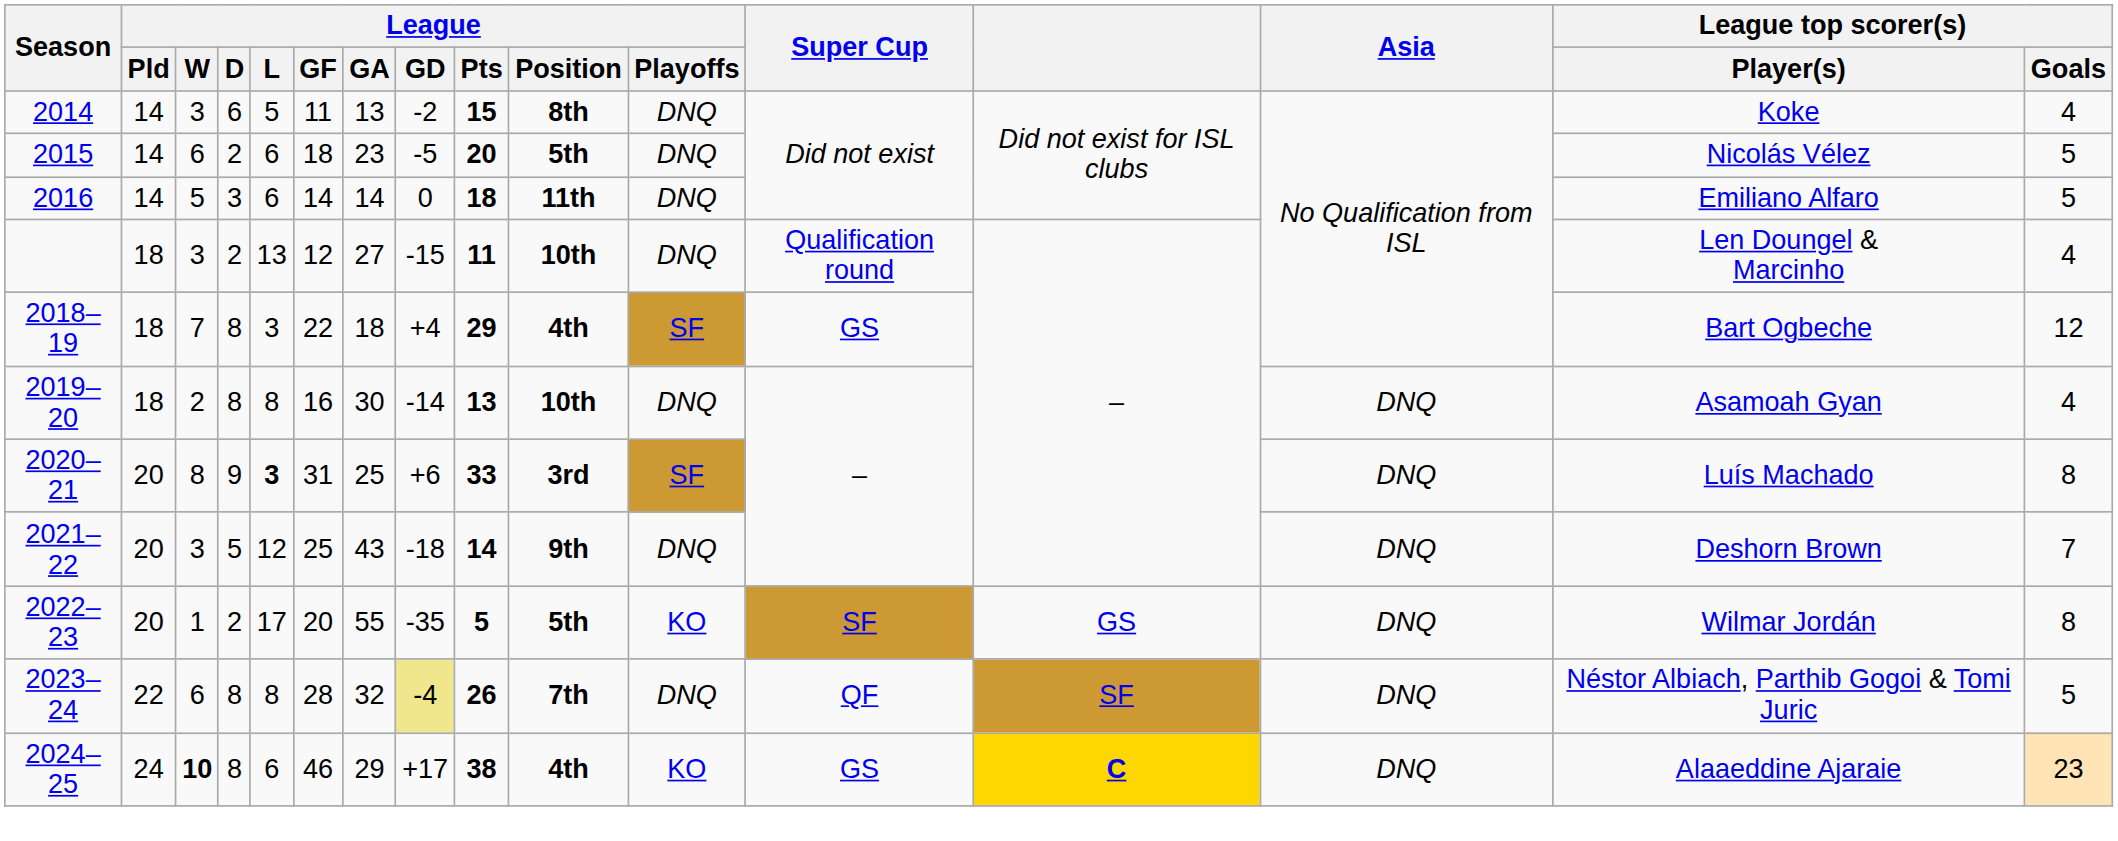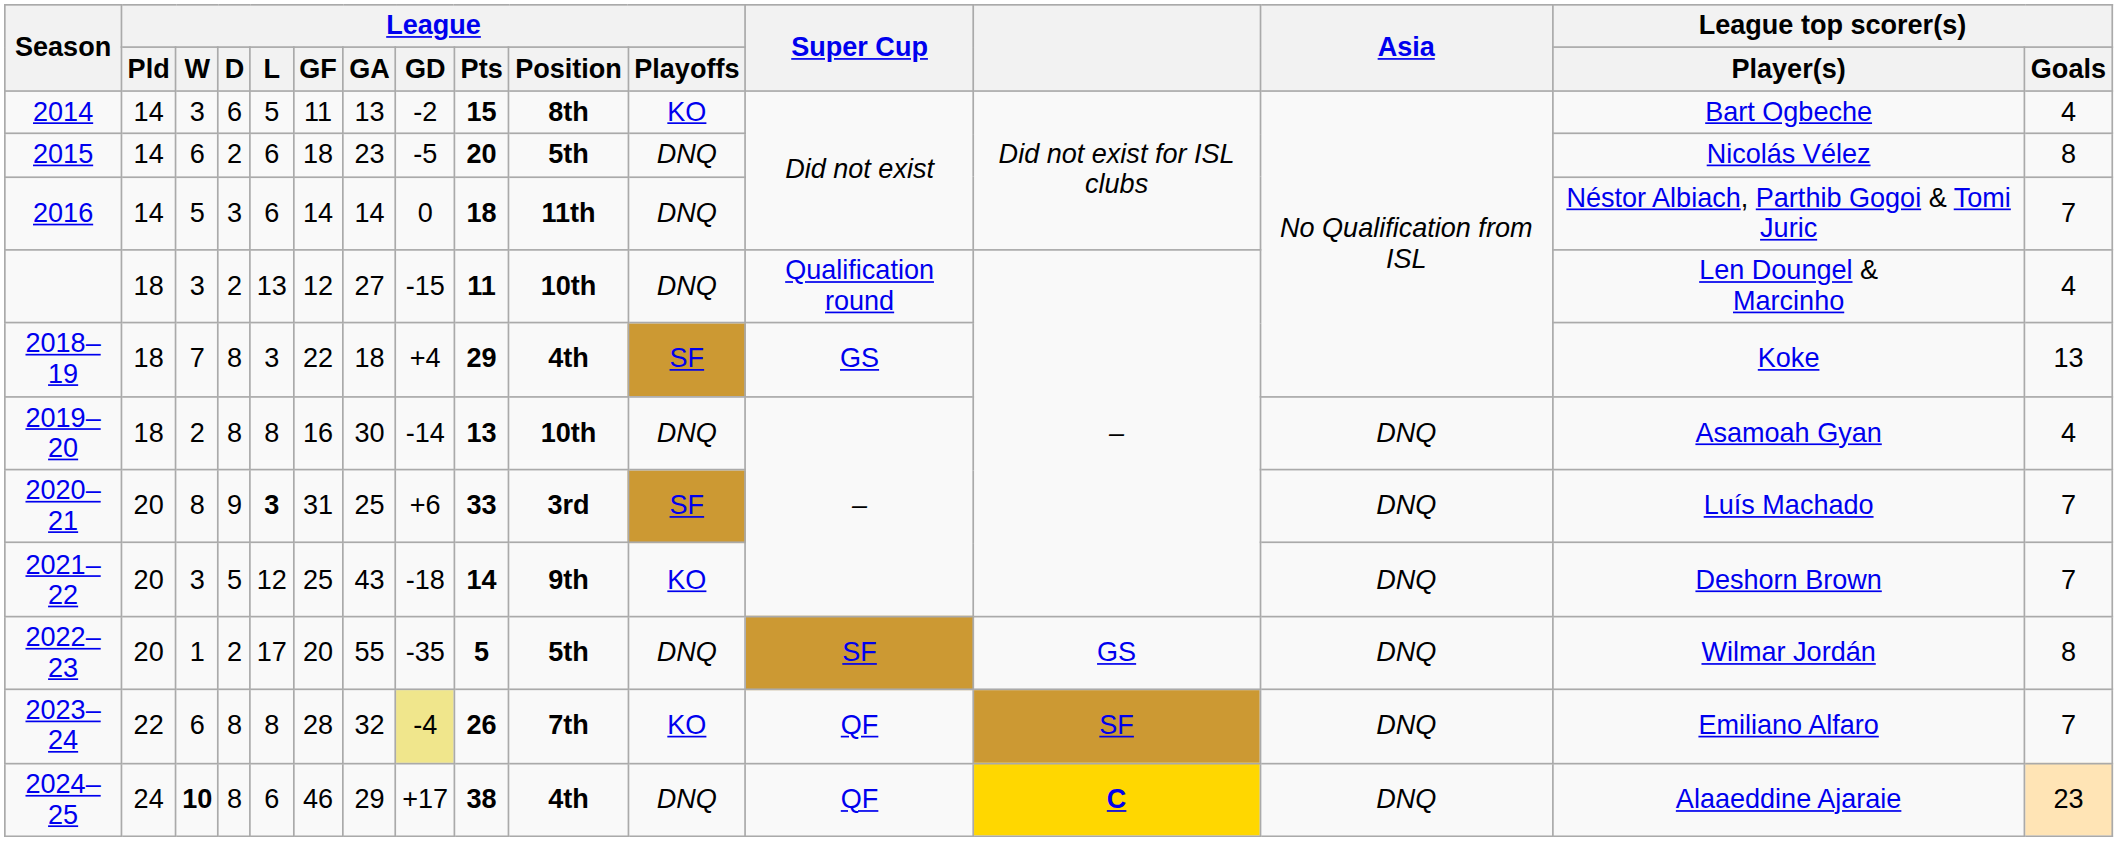(687, 111) DNQ -> (687, 111) KO
(1789, 111) Koke -> (1789, 111) Bart Ogbeche
(2068, 154) 5 -> (2068, 154) 8
(1789, 197) Emiliano Alfaro -> (1789, 212) Néstor Albiach, Parthib Gogoi & Tomi Juric
(2068, 197) 5 -> (2068, 212) 7
(1789, 328) Bart Ogbeche -> (1789, 359) Koke
(2068, 328) 12 -> (2068, 359) 13
(2068, 475) 8 -> (2068, 505) 7
(687, 548) DNQ -> (687, 579) KO
(687, 622) KO -> (687, 652) DNQ
(687, 695) DNQ -> (687, 725) KO
(1789, 695) Néstor Albiach, Parthib Gogoi & Tomi Juric -> (1789, 725) Emiliano Alfaro
(2068, 695) 5 -> (2068, 725) 7
(687, 768) KO -> (687, 799) DNQ
(860, 768) GS -> (860, 799) QF
